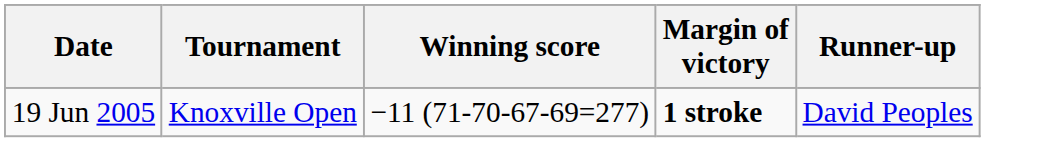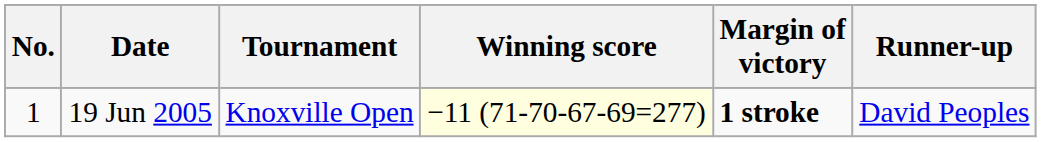+ column: (33, 46)
(510, 111) no background -> (567, 111) lightyellow background
